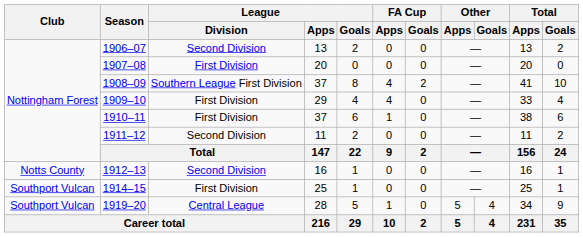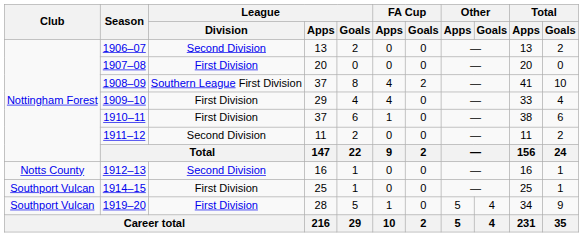(226, 205) Central League -> (226, 205) First Division
